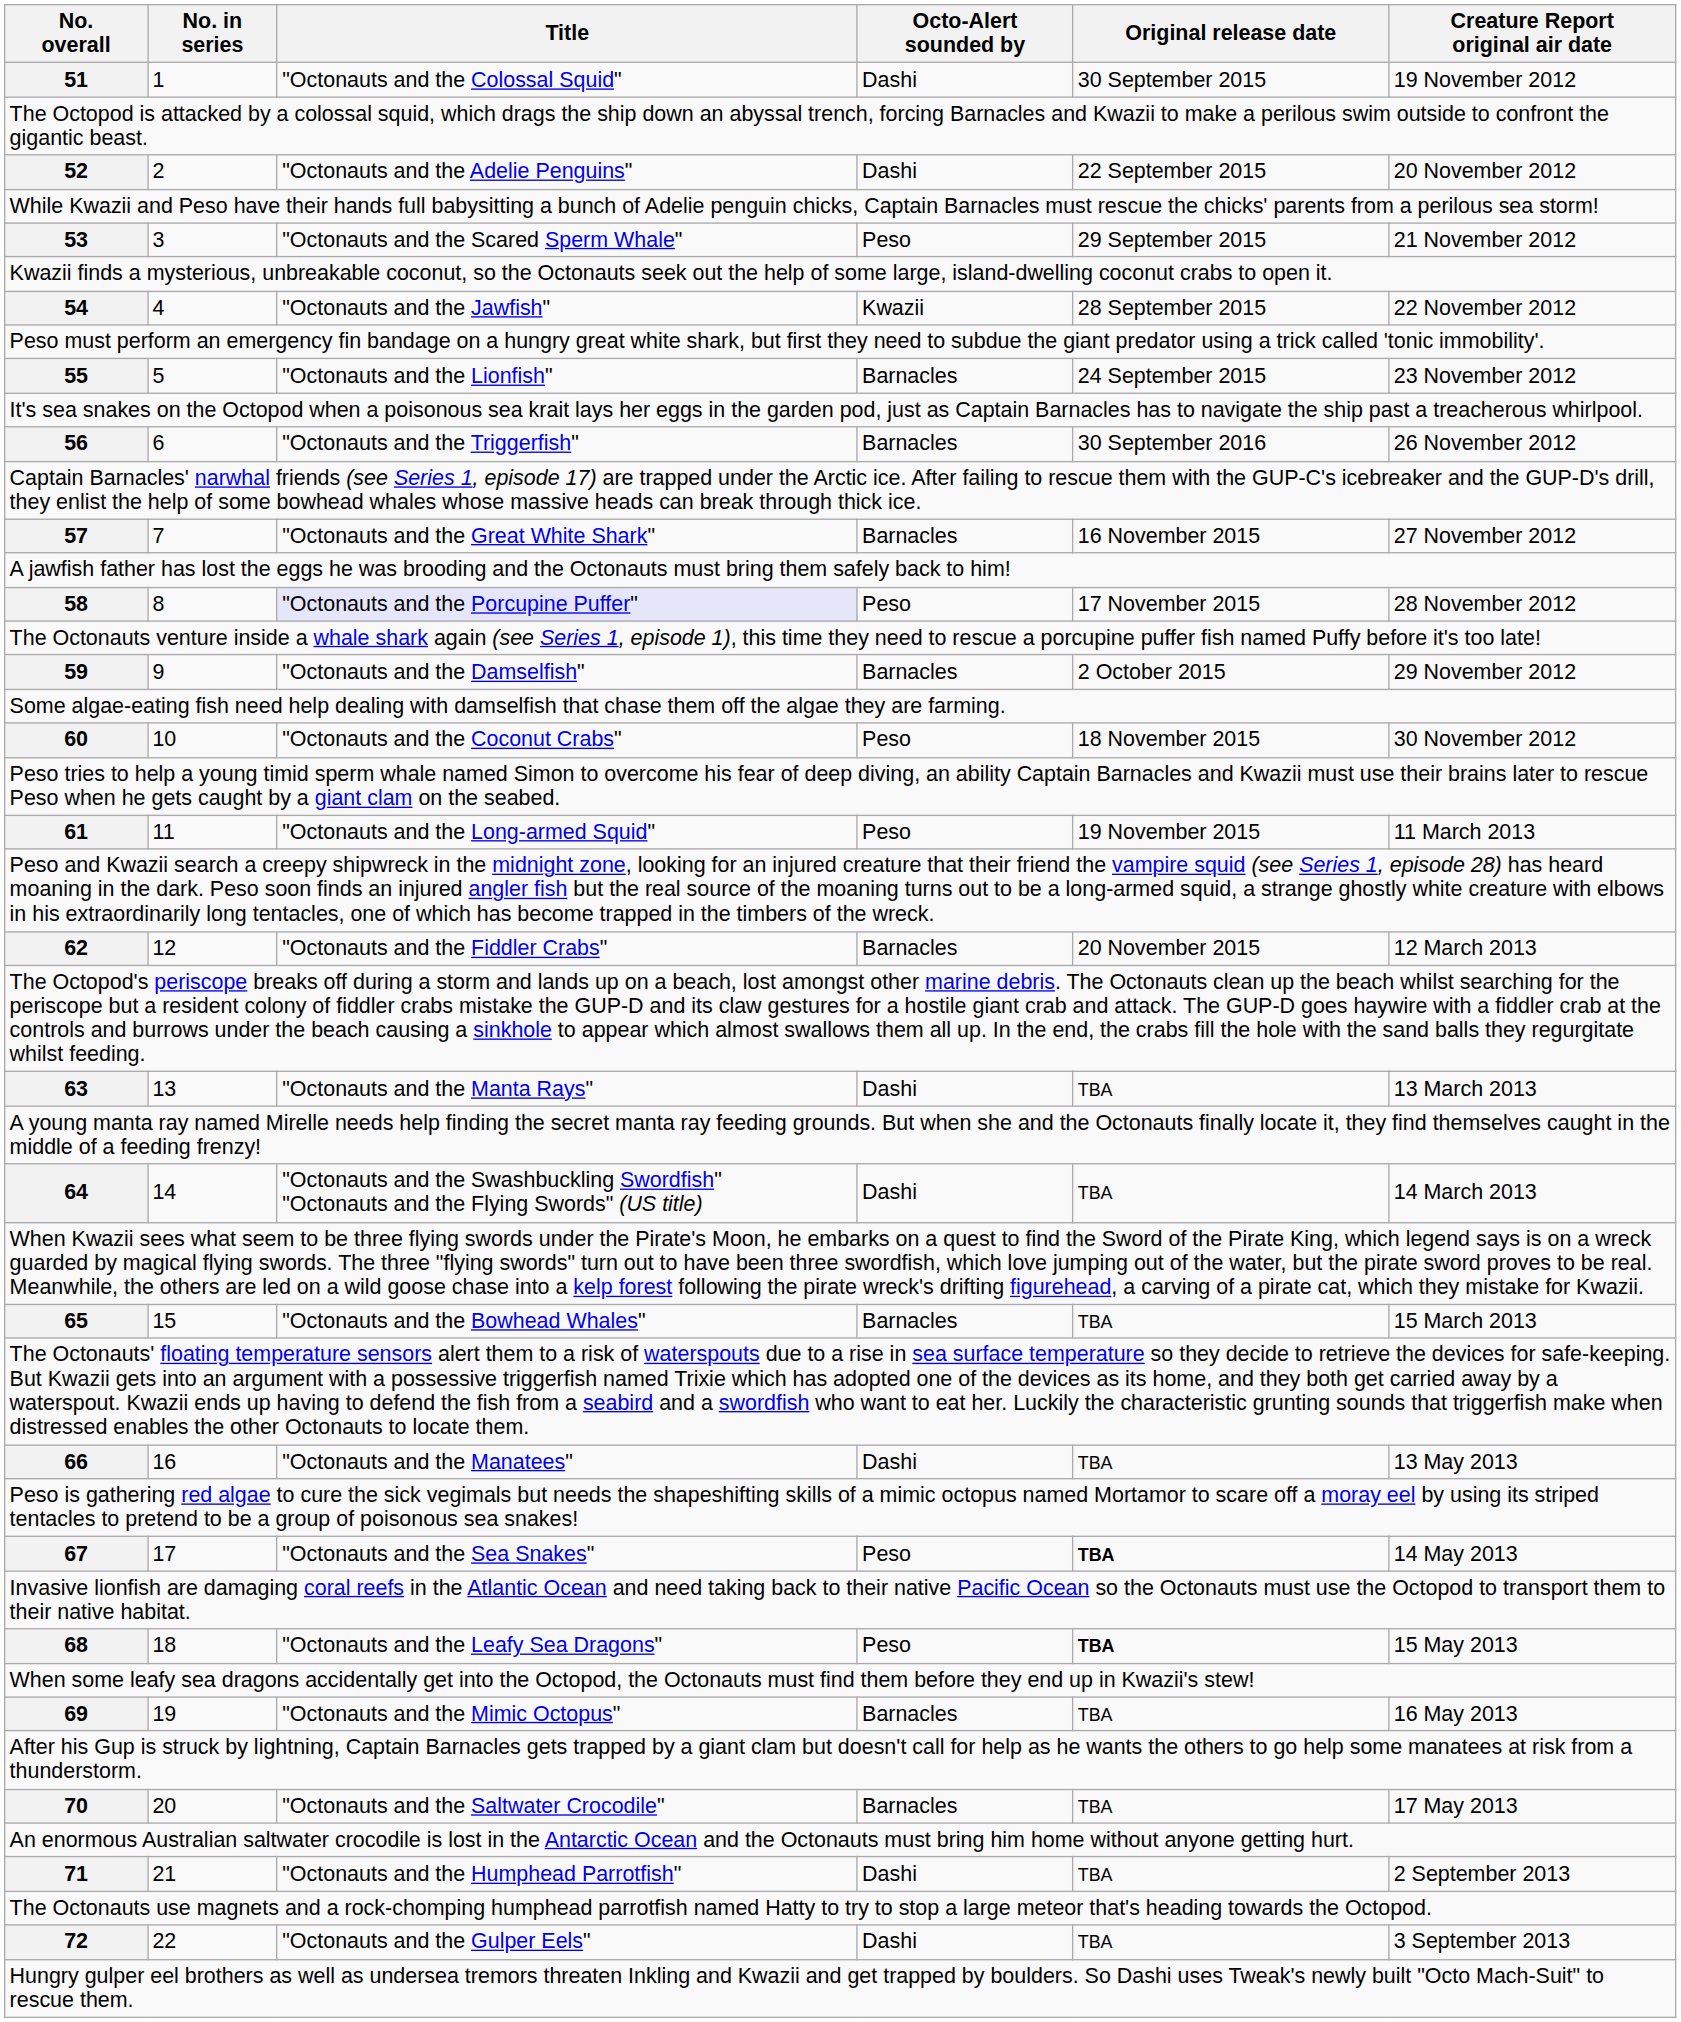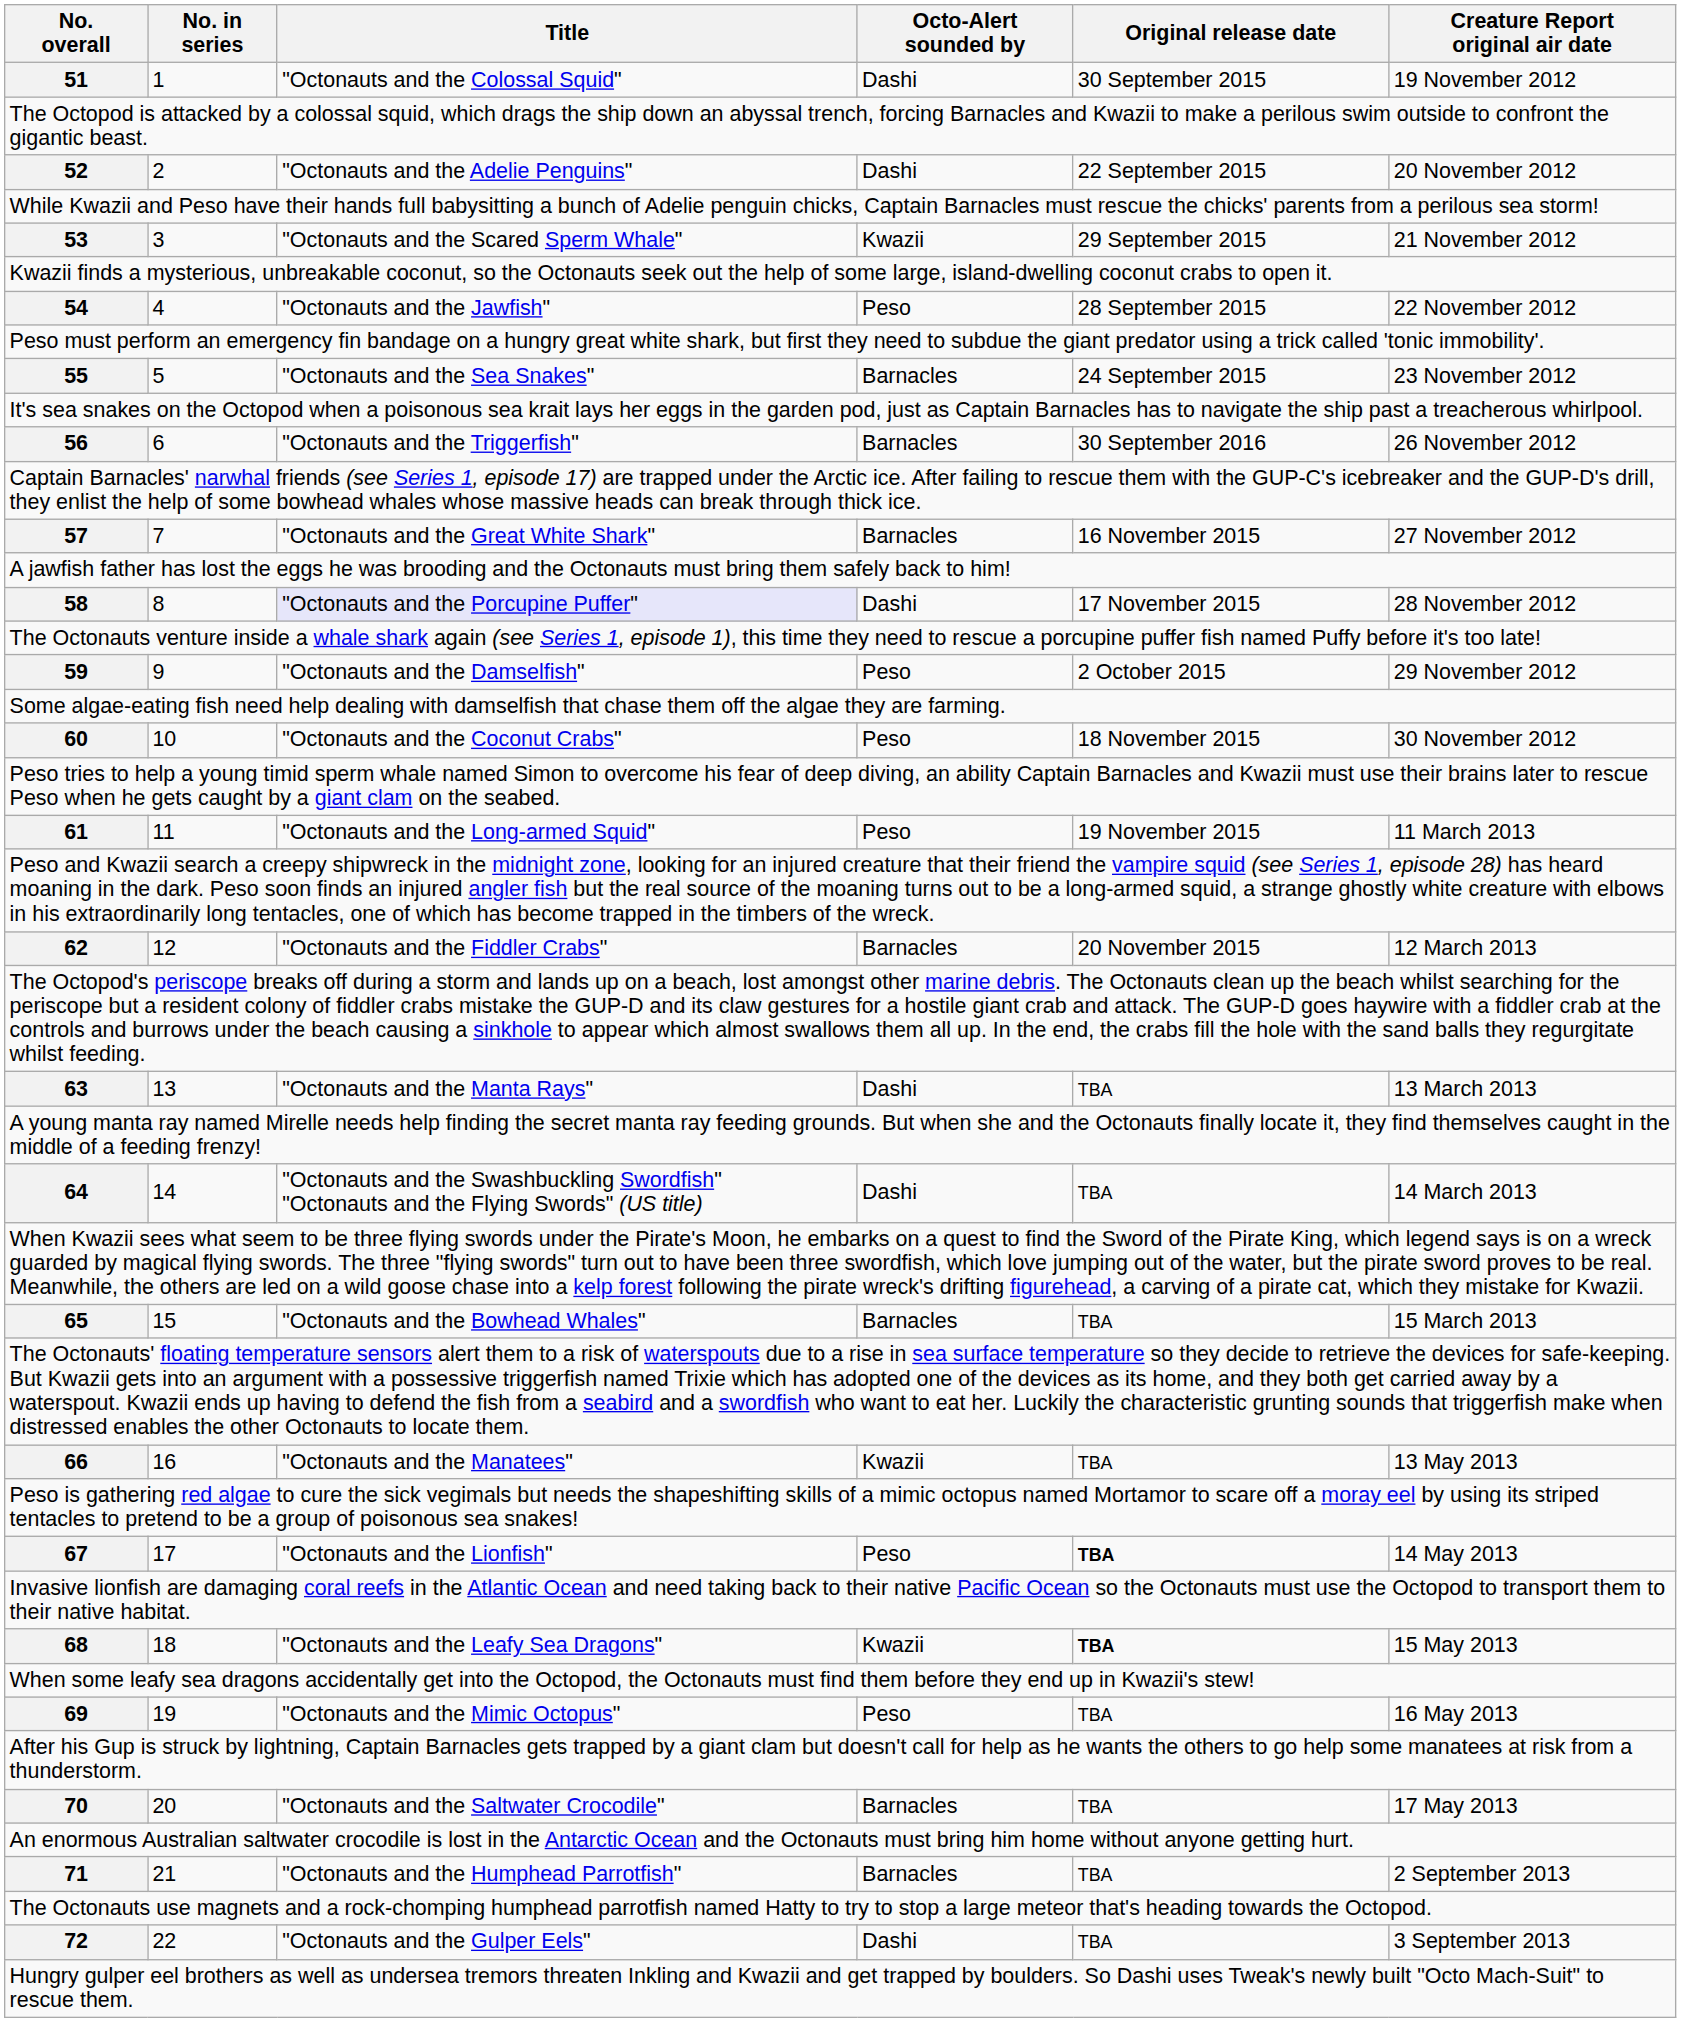(887, 239) Peso -> (893, 239) Kwazii
(893, 307) Kwazii -> (887, 307) Peso
(417, 375) "Octonauts and the Lionfish" -> (438, 375) "Octonauts and the Sea Snakes"
(887, 603) Peso -> (889, 603) Dashi
(910, 671) Barnacles -> (887, 671) Peso
(889, 1461) Dashi -> (893, 1461) Kwazii
(438, 1553) "Octonauts and the Sea Snakes" -> (417, 1553) "Octonauts and the Lionfish"
(887, 1645) Peso -> (893, 1645) Kwazii
(910, 1713) Barnacles -> (887, 1713) Peso
(889, 1873) Dashi -> (910, 1873) Barnacles
